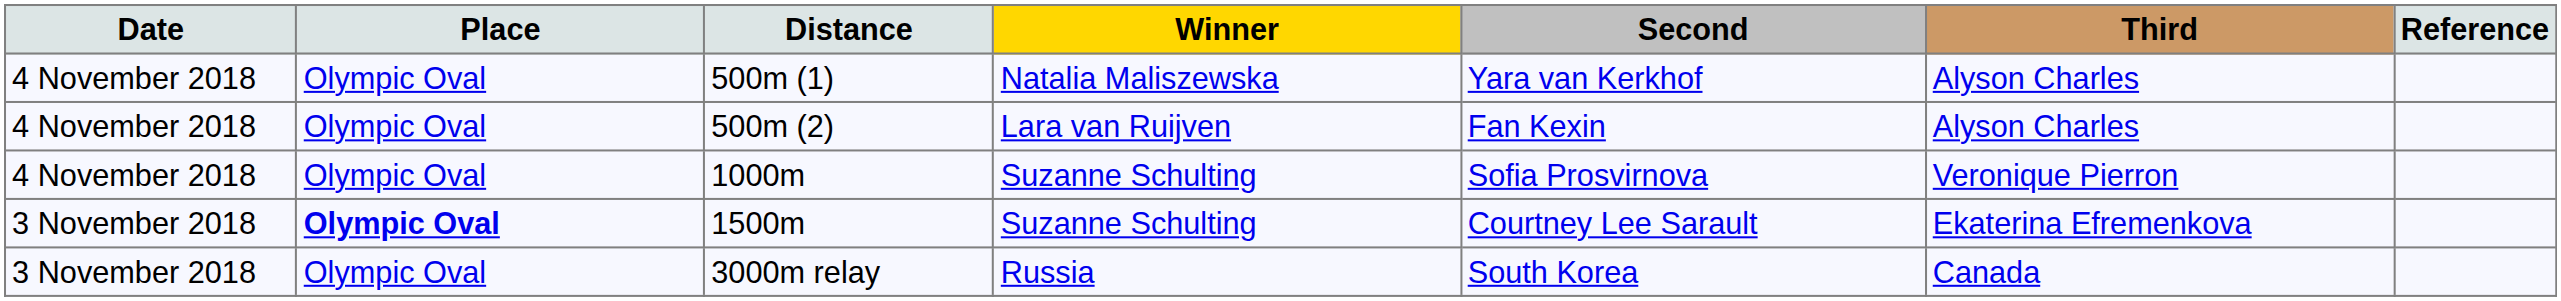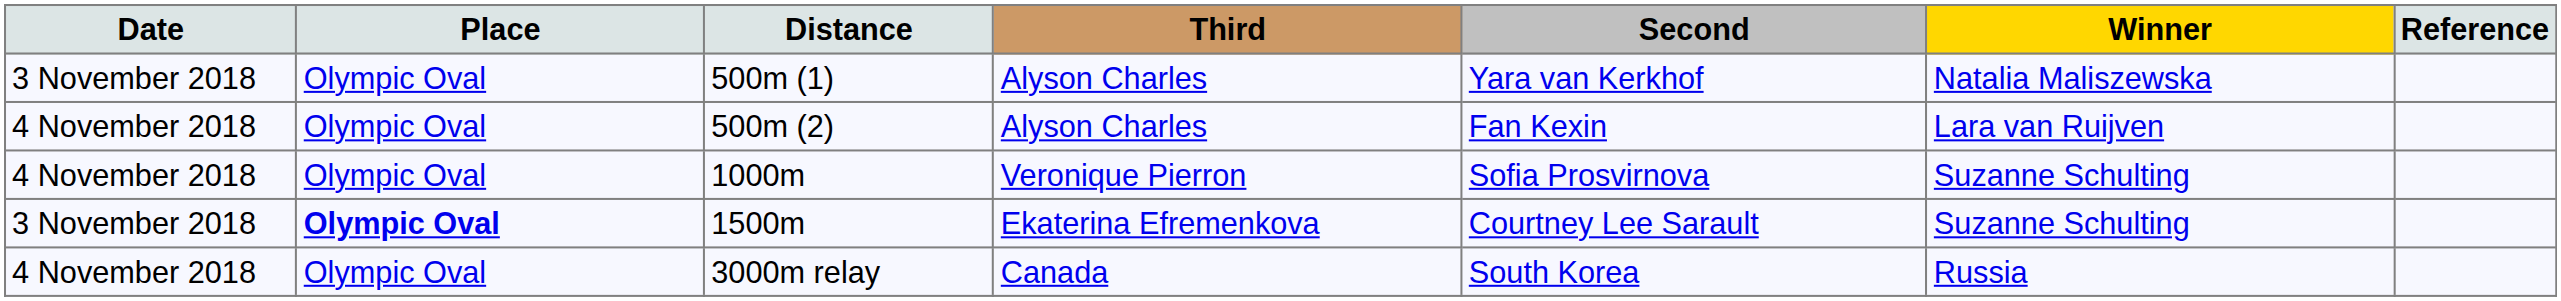columns swapped: (1227, 29) <-> (2160, 29)
(134, 78) 4 November 2018 -> (134, 78) 3 November 2018
(134, 272) 3 November 2018 -> (134, 272) 4 November 2018
